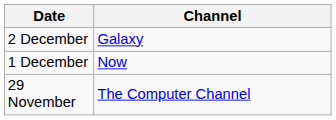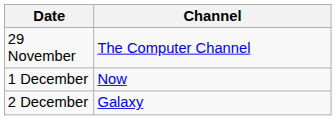rows swapped: (42, 94) <-> (48, 39)
